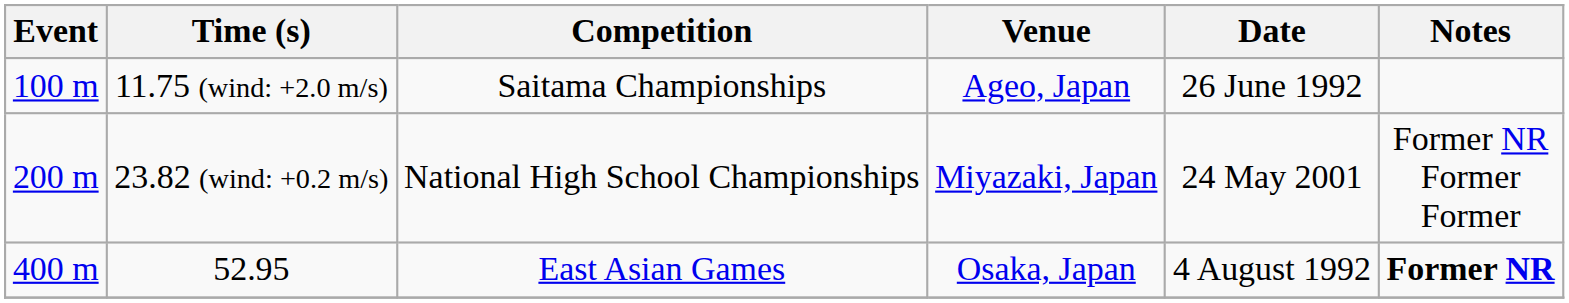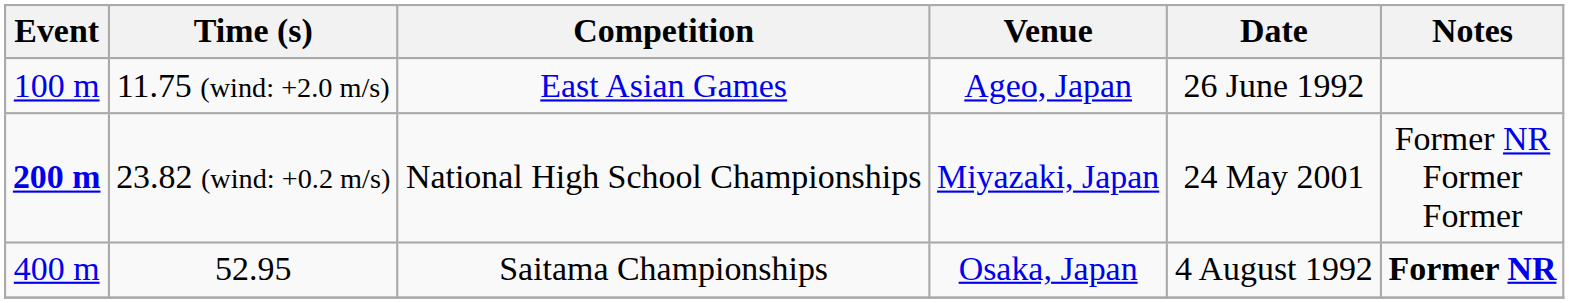(662, 85) Saitama Championships -> (664, 85) East Asian Games
(56, 177) normal -> (57, 177) bold
(662, 269) East Asian Games -> (664, 269) Saitama Championships
